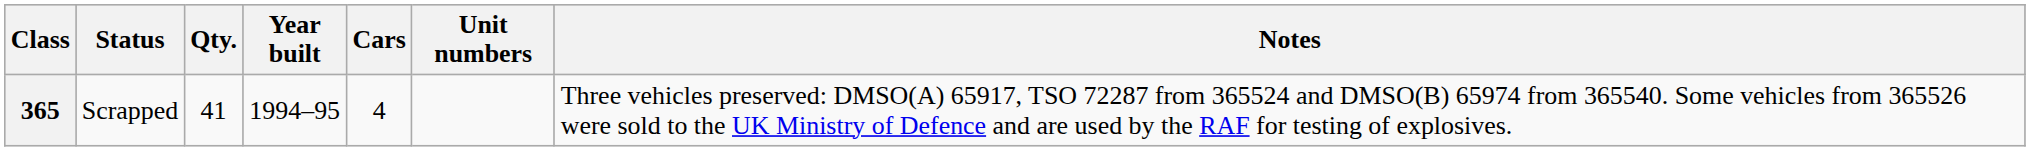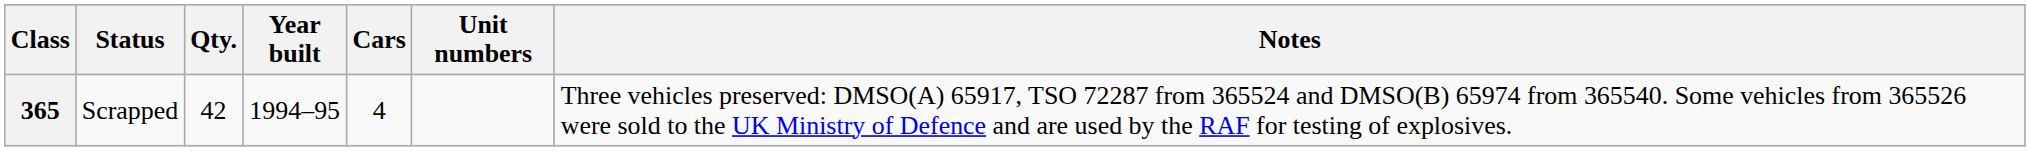(214, 109) 41 -> (214, 109) 42
